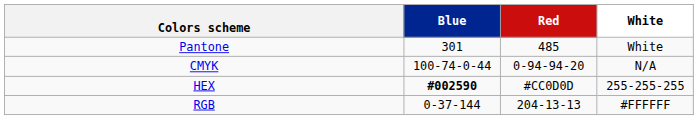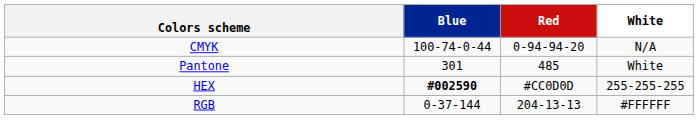rows swapped: (204, 47) <-> (204, 66)
